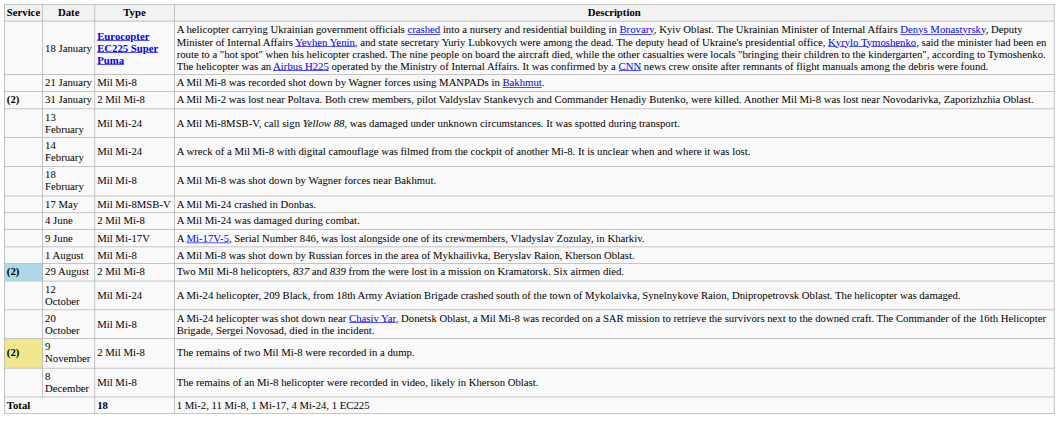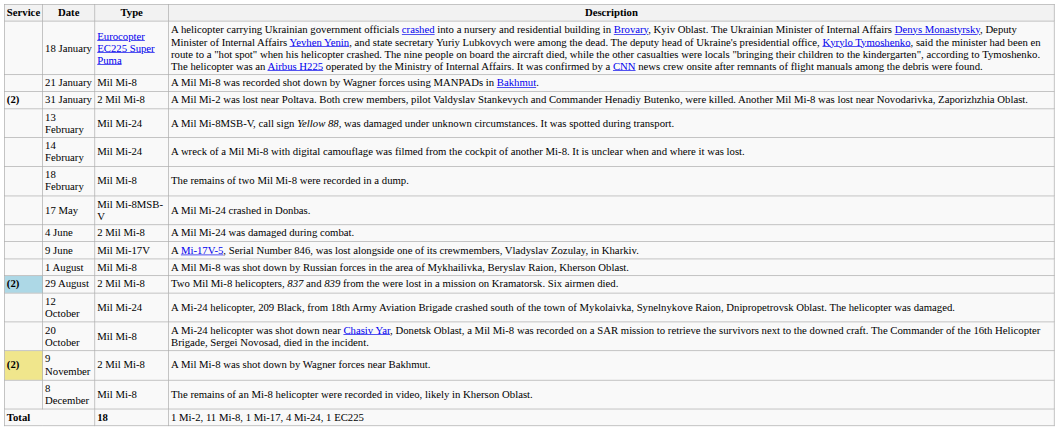(128, 48) bold -> (126, 48) normal
(306, 181) A Mil Mi-8 was shot down by Wagner forces near Bakhmut. -> (290, 181) The remains of two Mil Mi-8 were recorded in a dump.
(296, 353) The remains of two Mil Mi-8 were recorded in a dump. -> (301, 365) A Mil Mi-8 was shot down by Wagner forces near Bakhmut.
